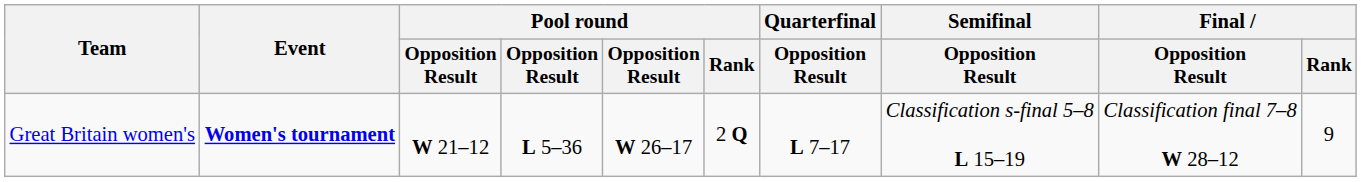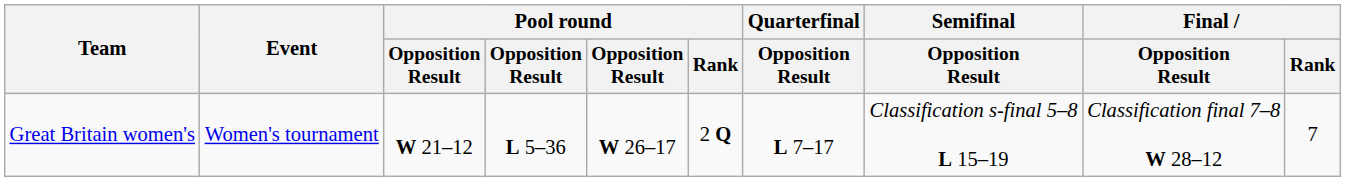(300, 135) bold -> (292, 135) normal
(1329, 135) 9 -> (1313, 135) 7
